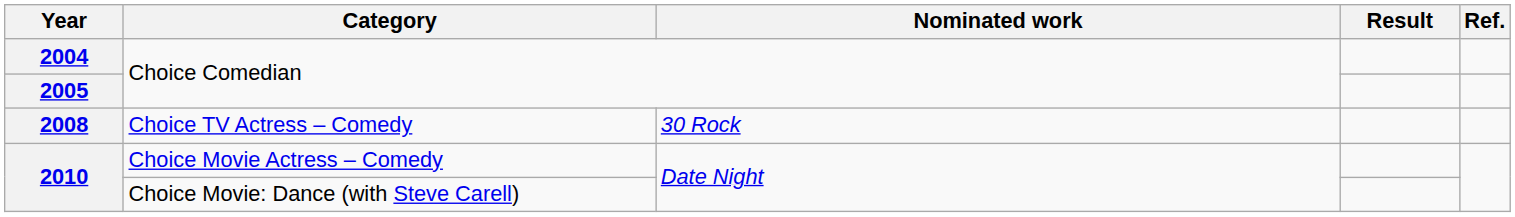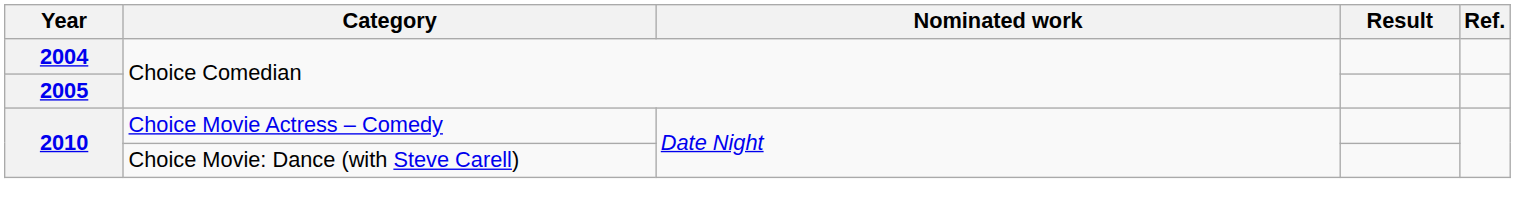- row: (64, 125)
